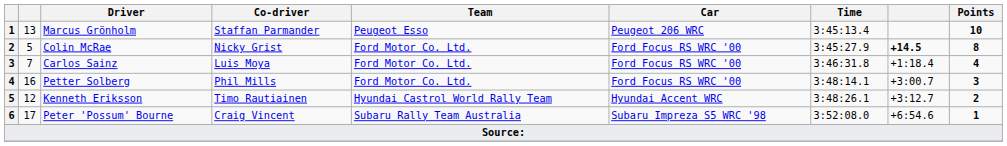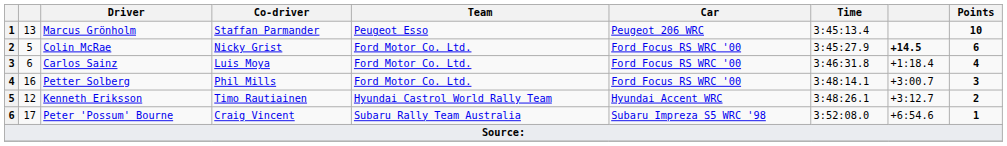(976, 47) 8 -> (976, 47) 6
(30, 64) 7 -> (30, 64) 6
